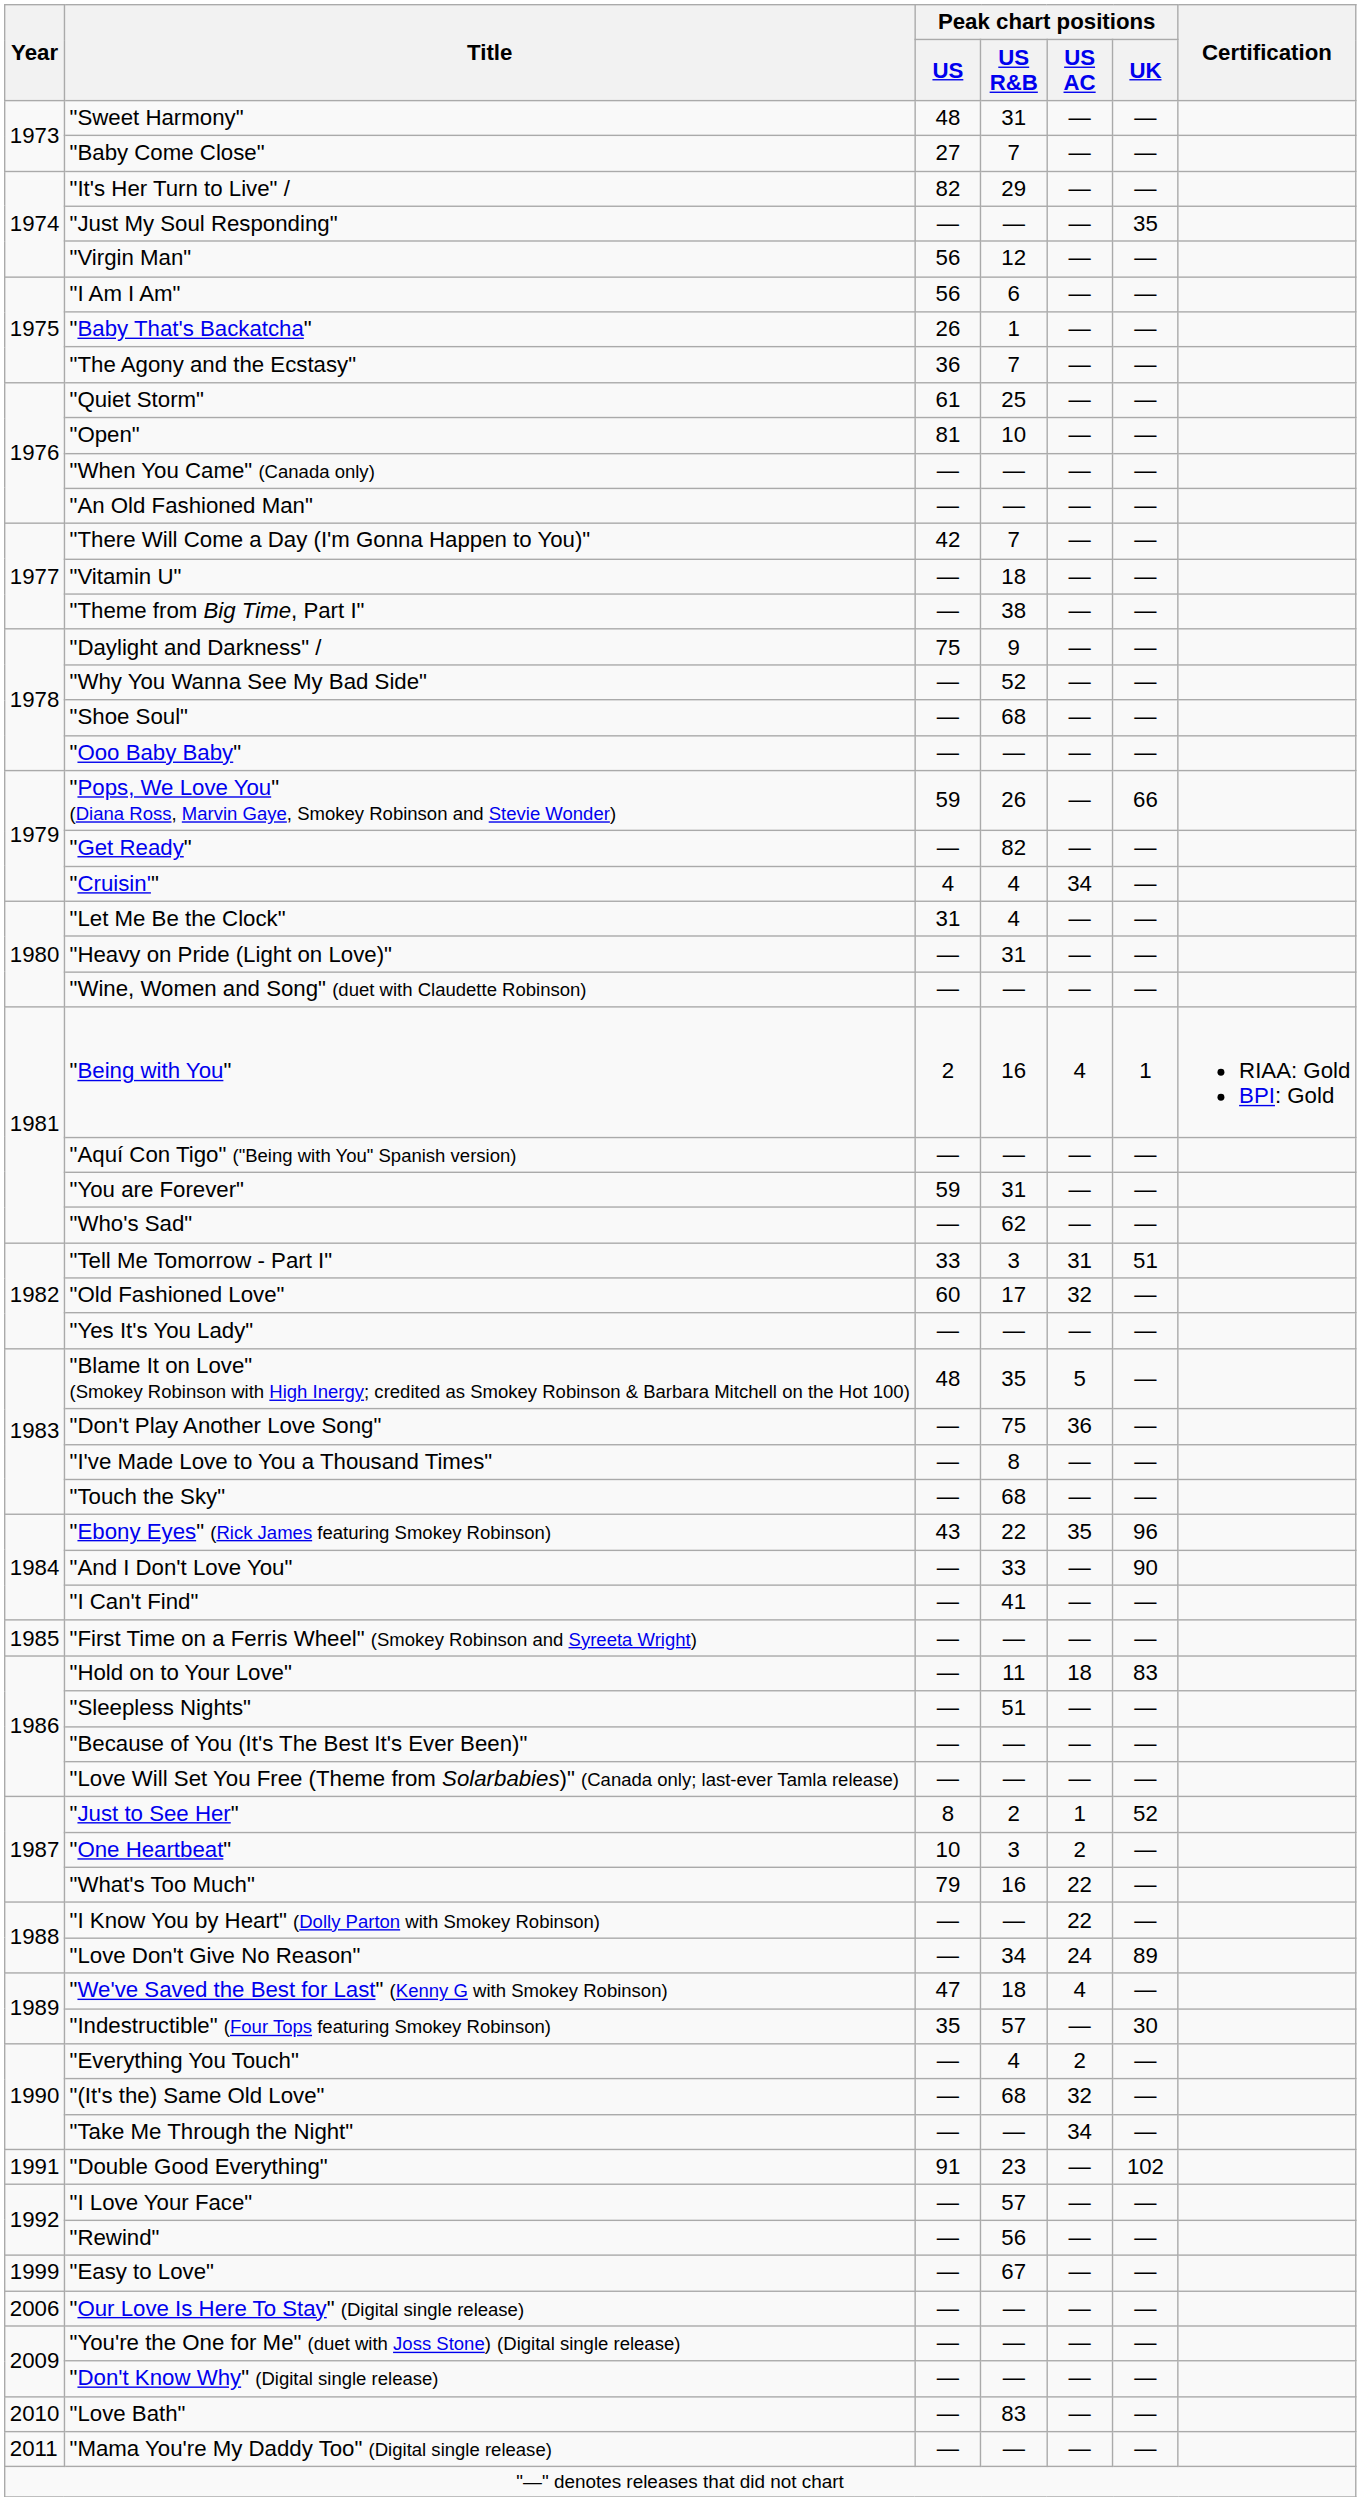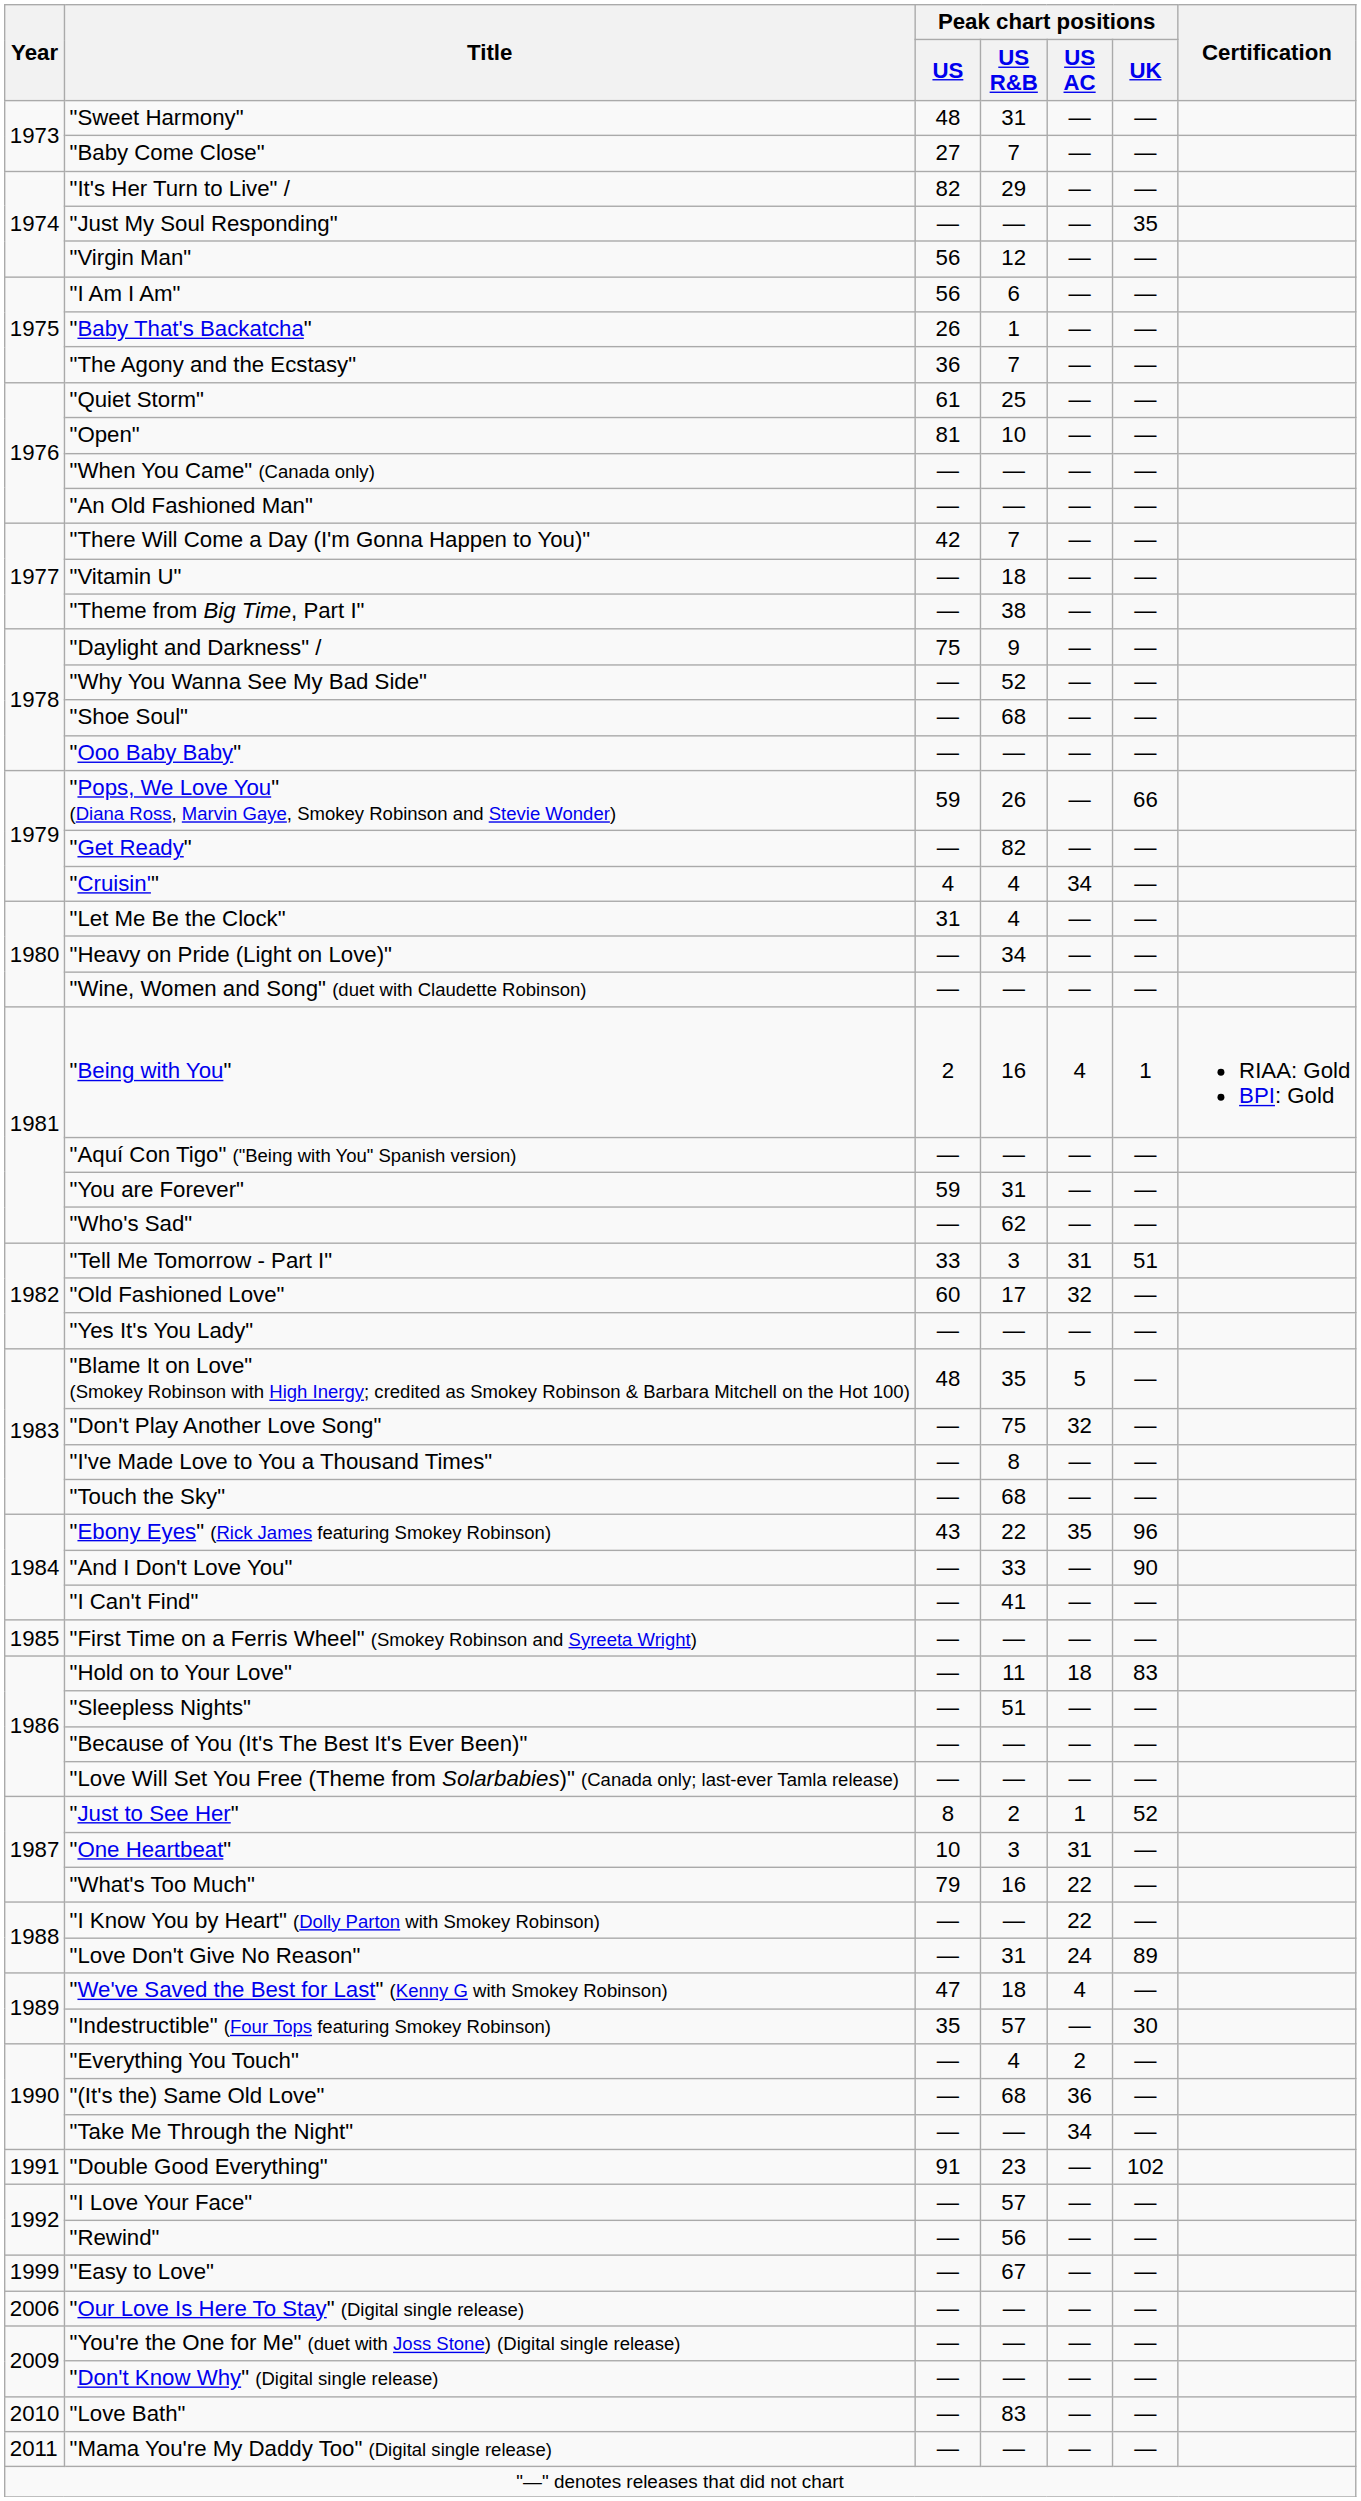(1014, 953) 31 -> (1014, 953) 34
(1080, 1426) 36 -> (1080, 1426) 32
(1080, 1849) 2 -> (1080, 1849) 31
(1014, 1955) 34 -> (1014, 1955) 31
(1080, 2096) 32 -> (1080, 2096) 36
